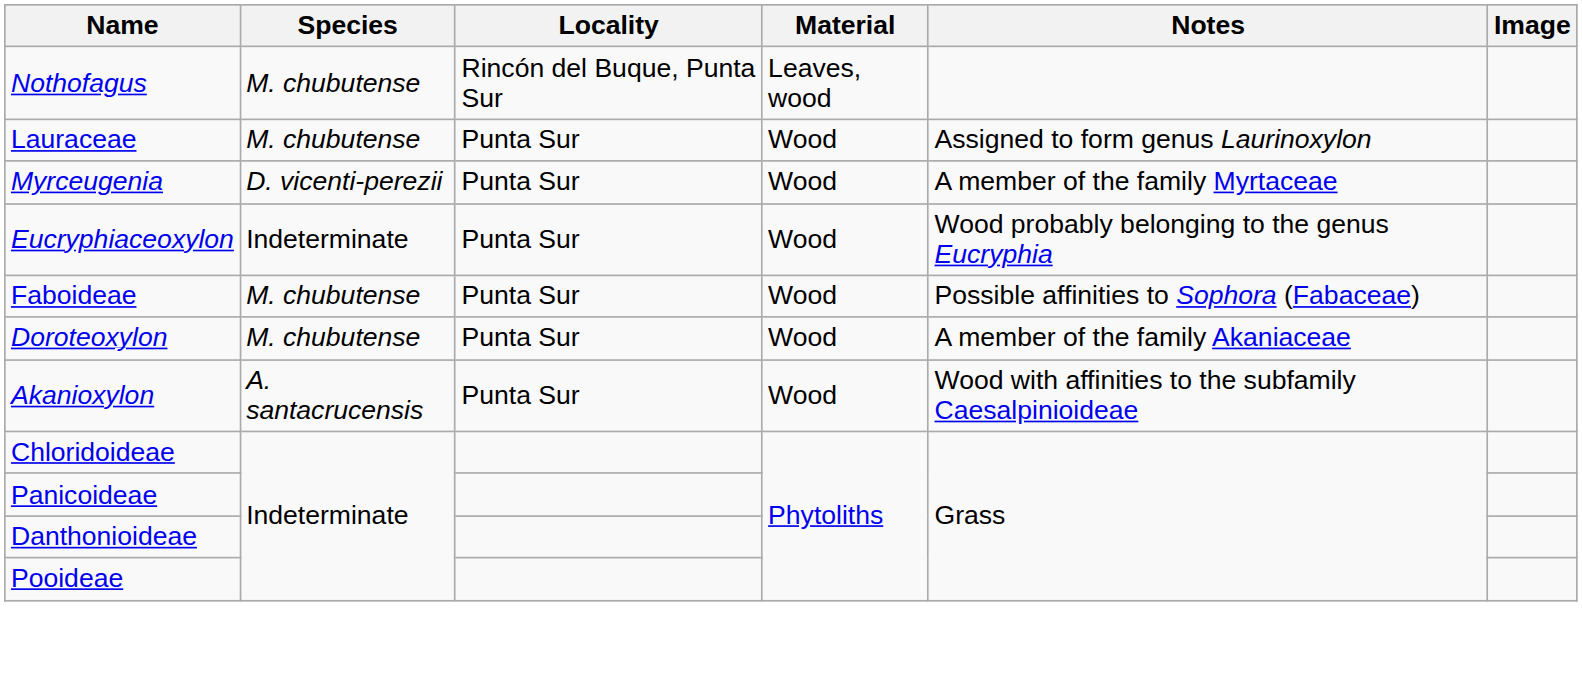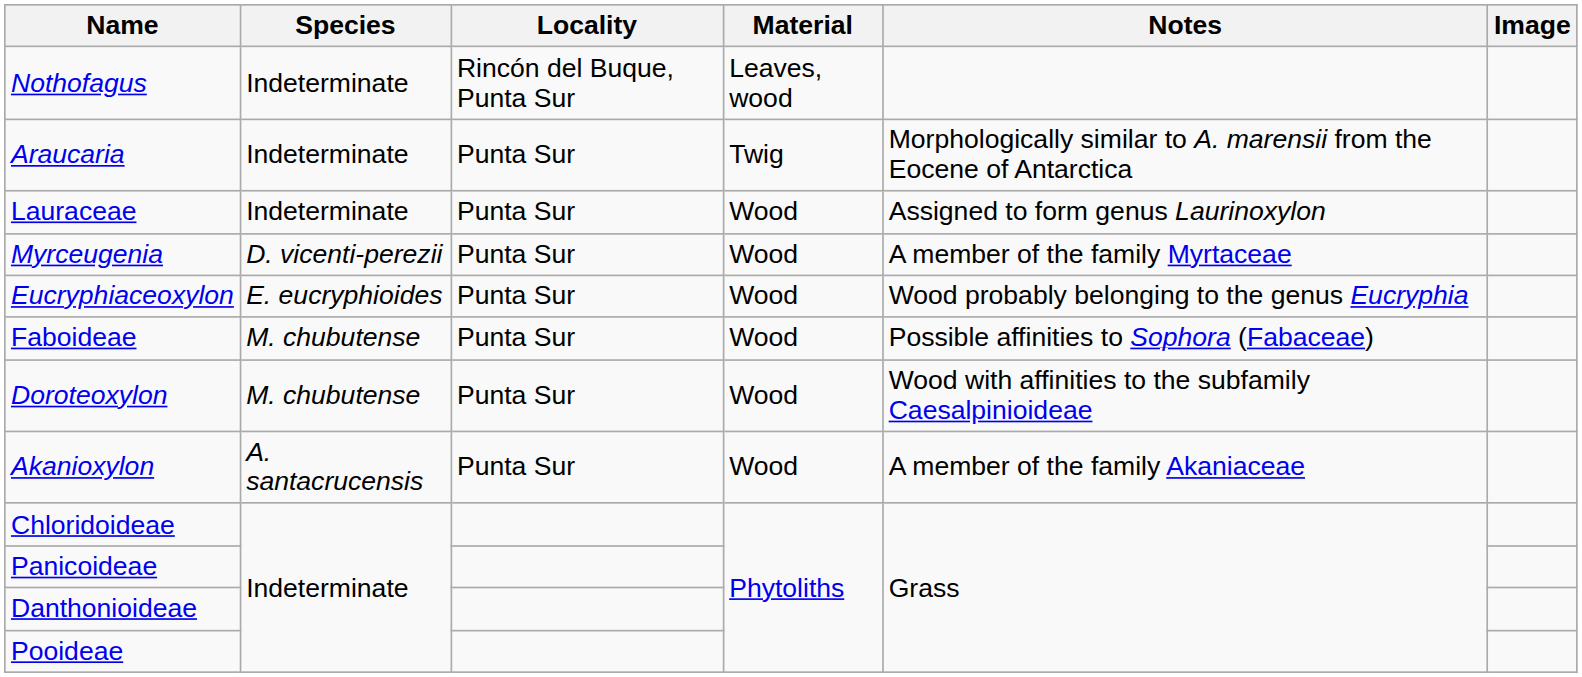(333, 82) M. chubutense -> (327, 82) Indeterminate
+ row: (68, 154)
(333, 139) M. chubutense -> (327, 211) Indeterminate
(327, 238) Indeterminate -> (344, 295) E. eucryphioides
(1143, 338) A member of the family Akaniaceae -> (1099, 395) Wood with affinities to the subfamily Caesalpinioideae
(1145, 395) Wood with affinities to the subfamily Caesalpinioideae -> (1097, 467) A member of the family Akaniaceae
